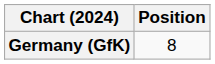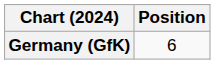(172, 45) 8 -> (172, 45) 6
